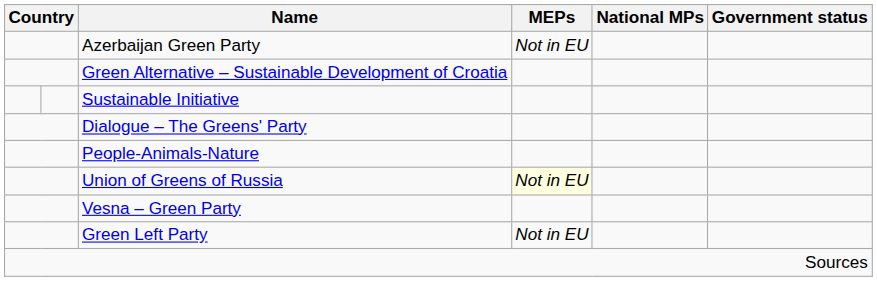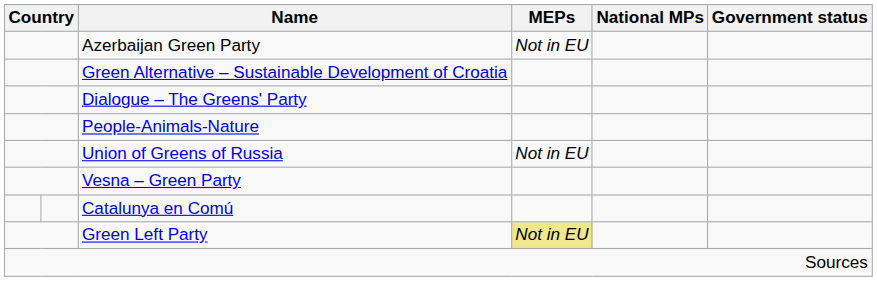- row: (161, 99)
(552, 180) lightyellow background -> (552, 153) no background
+ row: (158, 208)
(552, 235) no background -> (552, 235) khaki background
